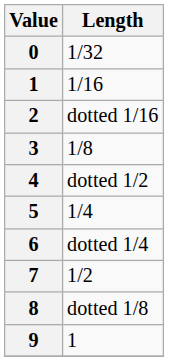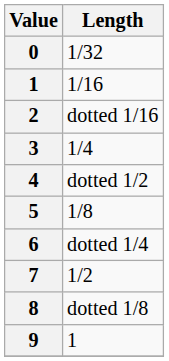(80, 148) 1/8 -> (80, 148) 1/4
(80, 212) 1/4 -> (80, 212) 1/8
